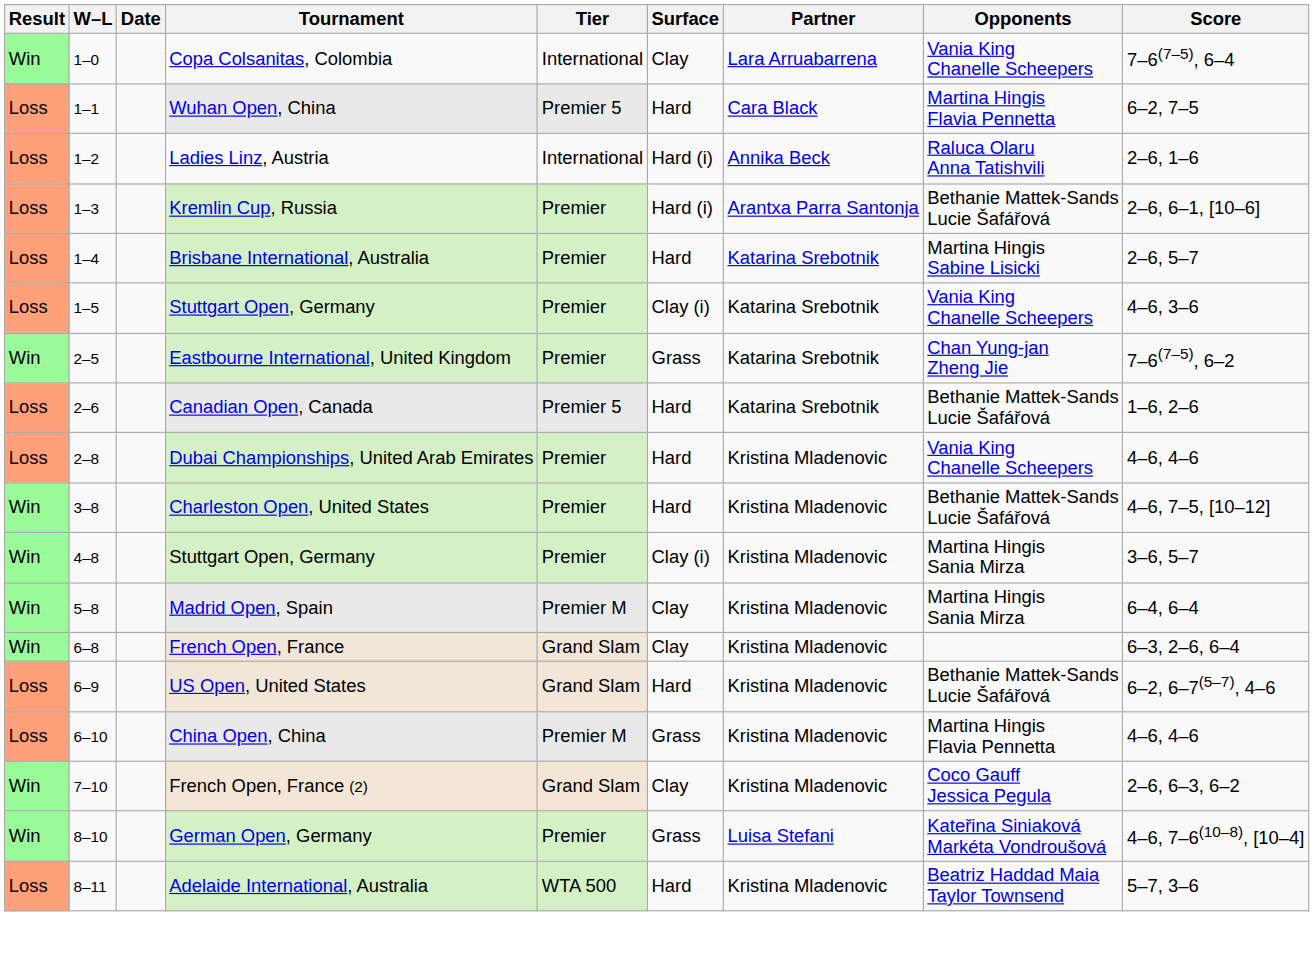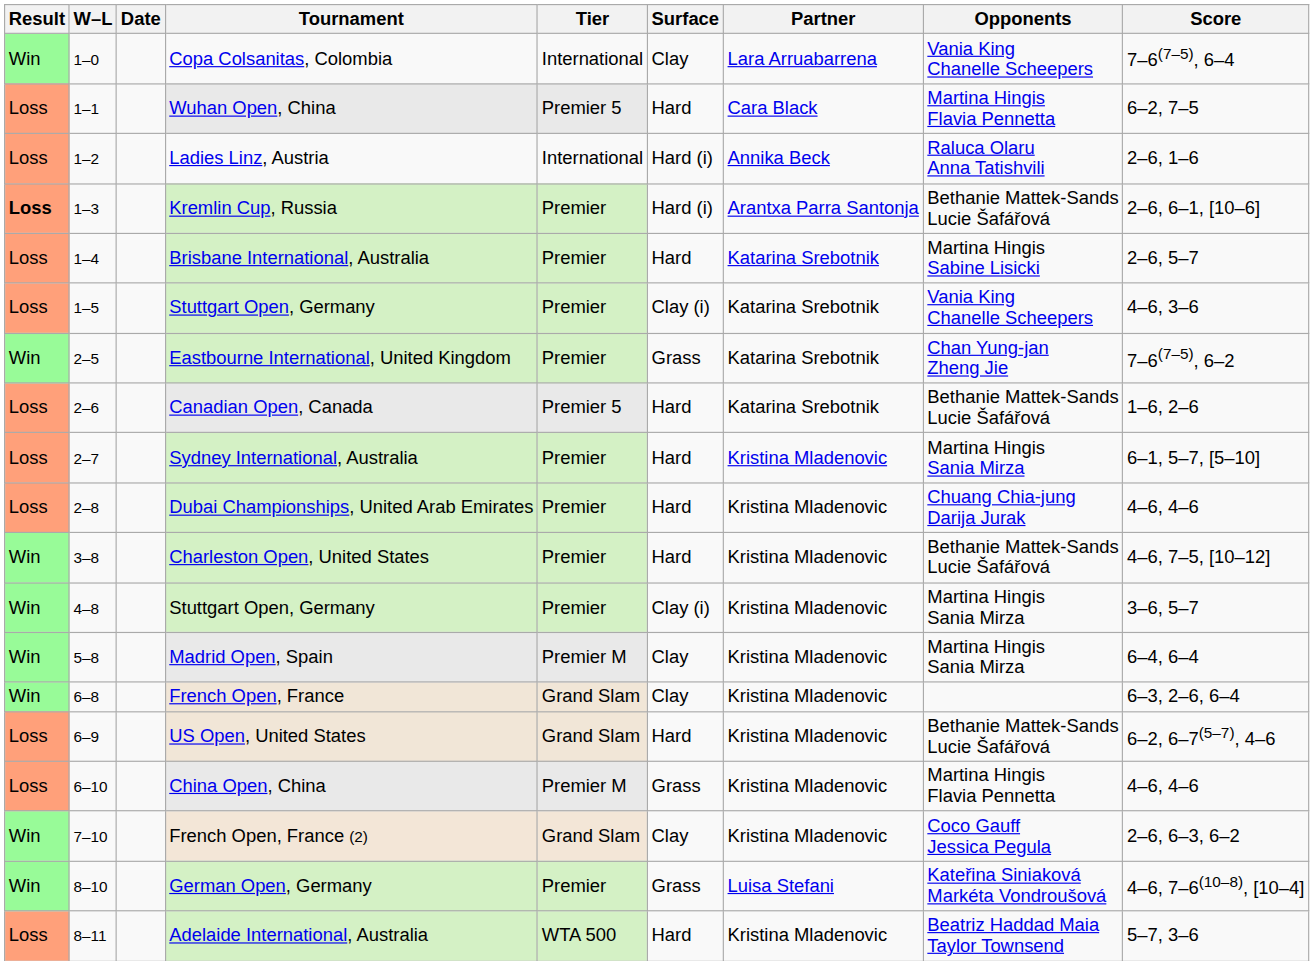(28, 208) normal -> (30, 208) bold
+ row: (86, 458)
(1010, 457) Vania King Chanelle Scheepers -> (1001, 507) Chuang Chia-jung Darija Jurak
